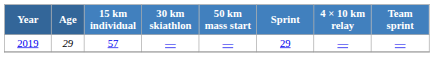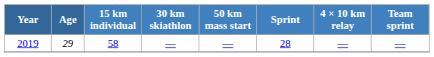(113, 43) 57 -> (113, 43) 58
(285, 43) 29 -> (285, 43) 28
